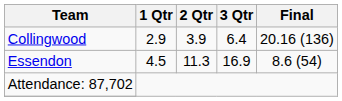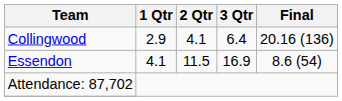(196, 38) 3.9 -> (196, 38) 4.1
(156, 61) 4.5 -> (156, 61) 4.1
(196, 61) 11.3 -> (196, 61) 11.5
